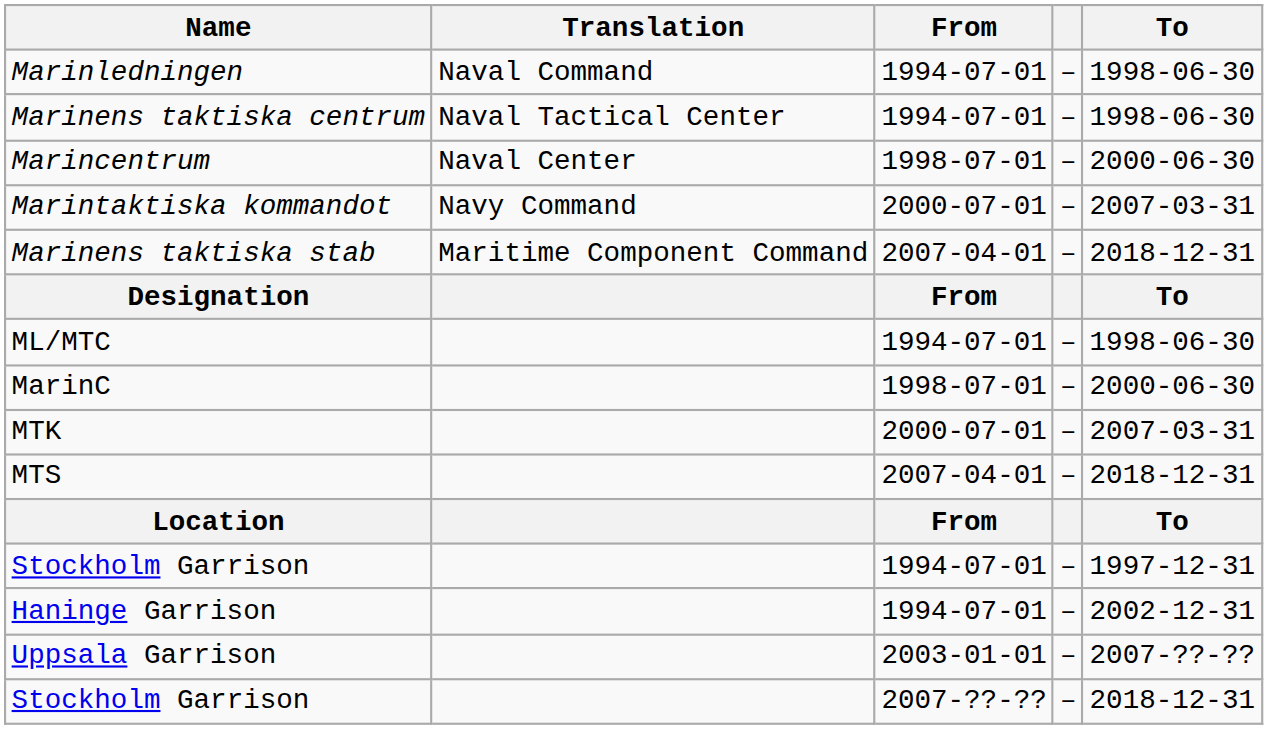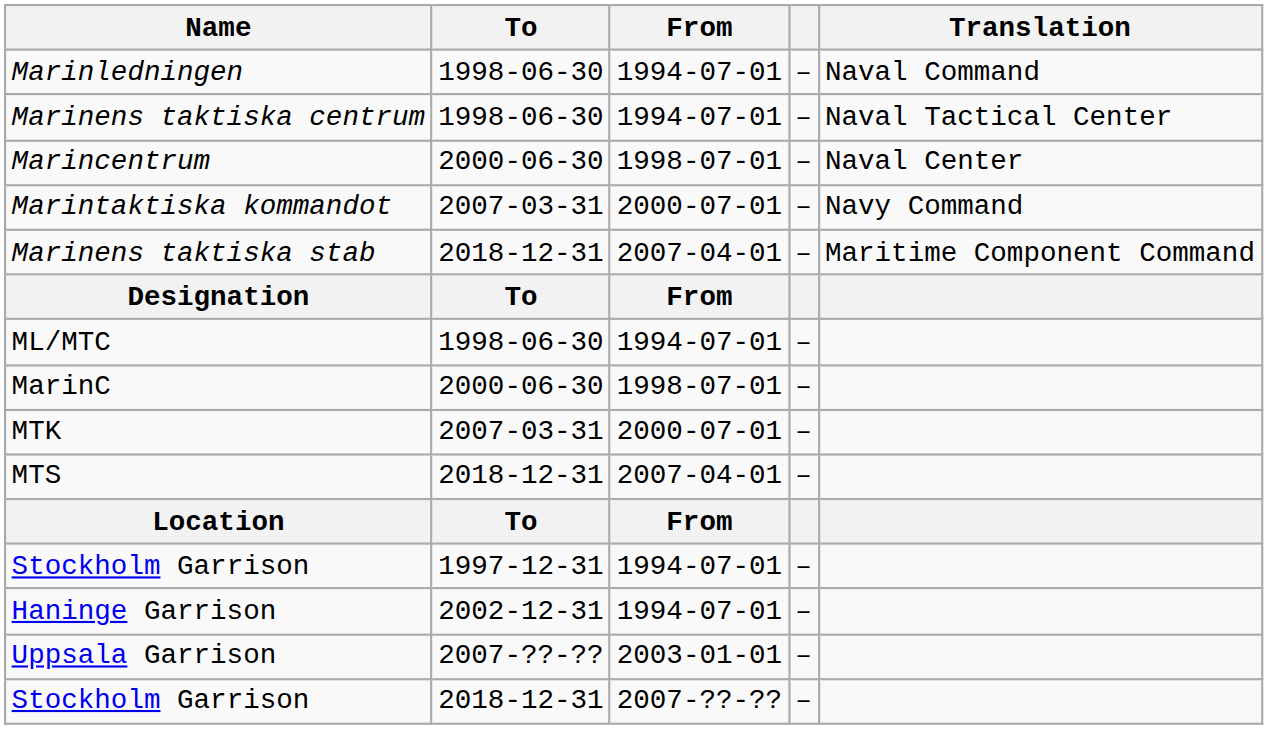columns swapped: (653, 28) <-> (1172, 28)
